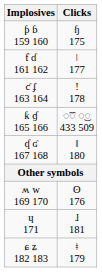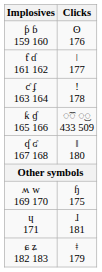(77, 35) ɧ 175 -> (77, 35) ʘ 176
(77, 195) ʘ 176 -> (77, 195) ɧ 175
